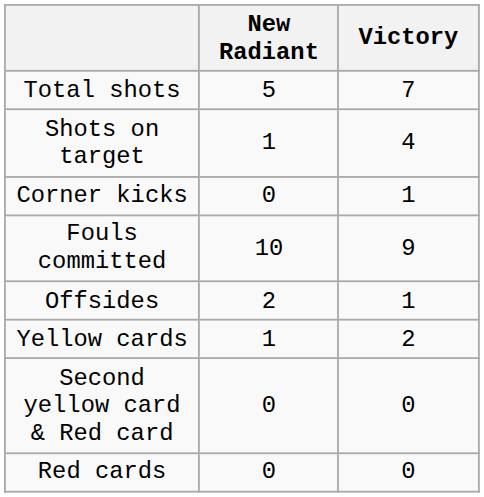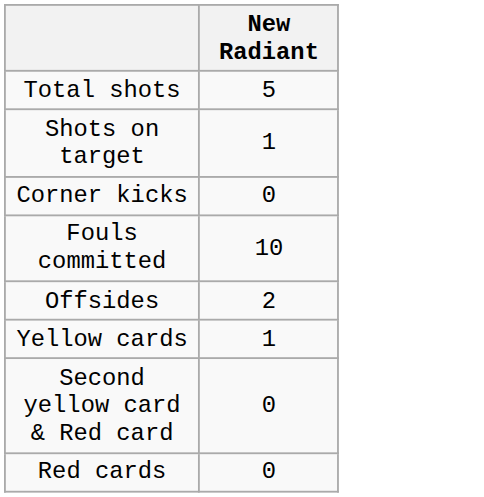- column: (408, 38)
